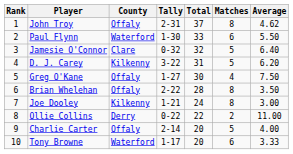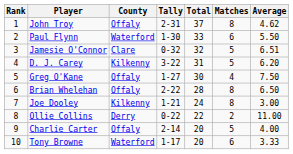(269, 50) 6.40 -> (269, 50) 6.51
(269, 90) 3.50 -> (269, 90) 6.50
